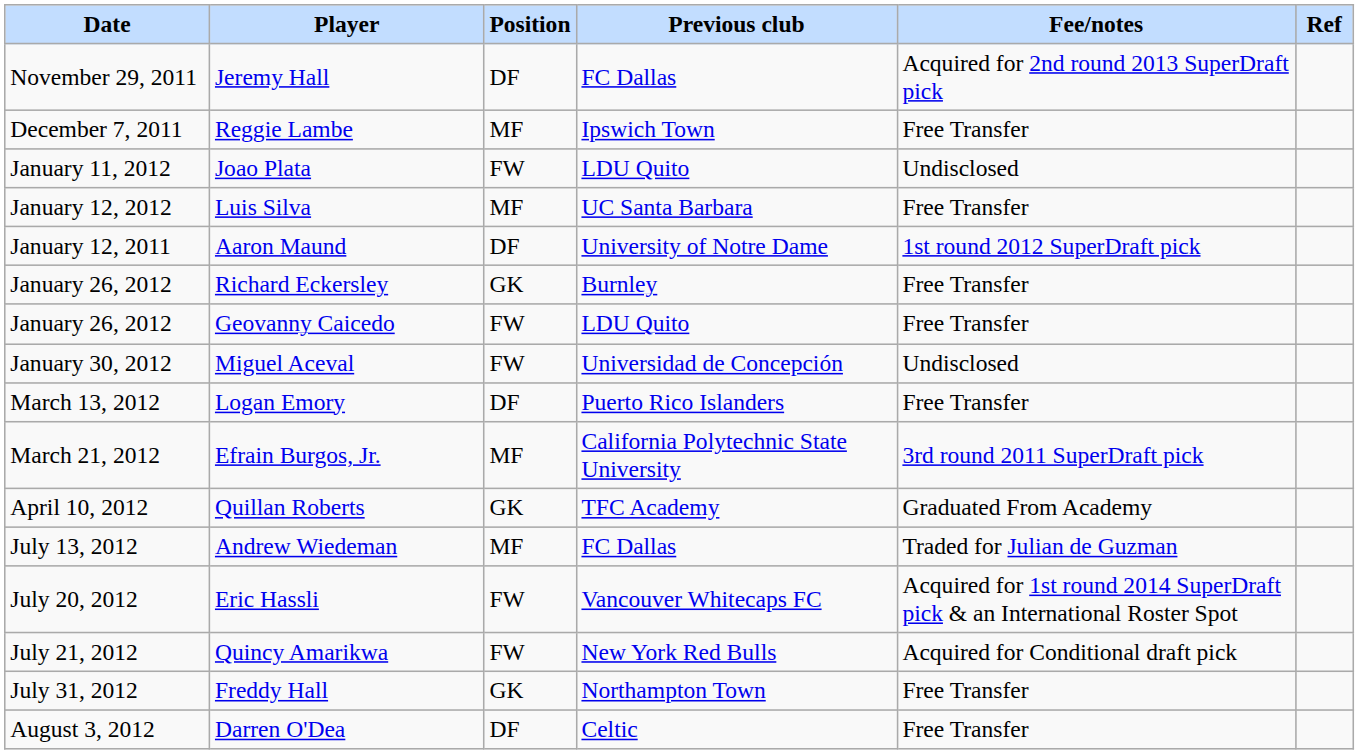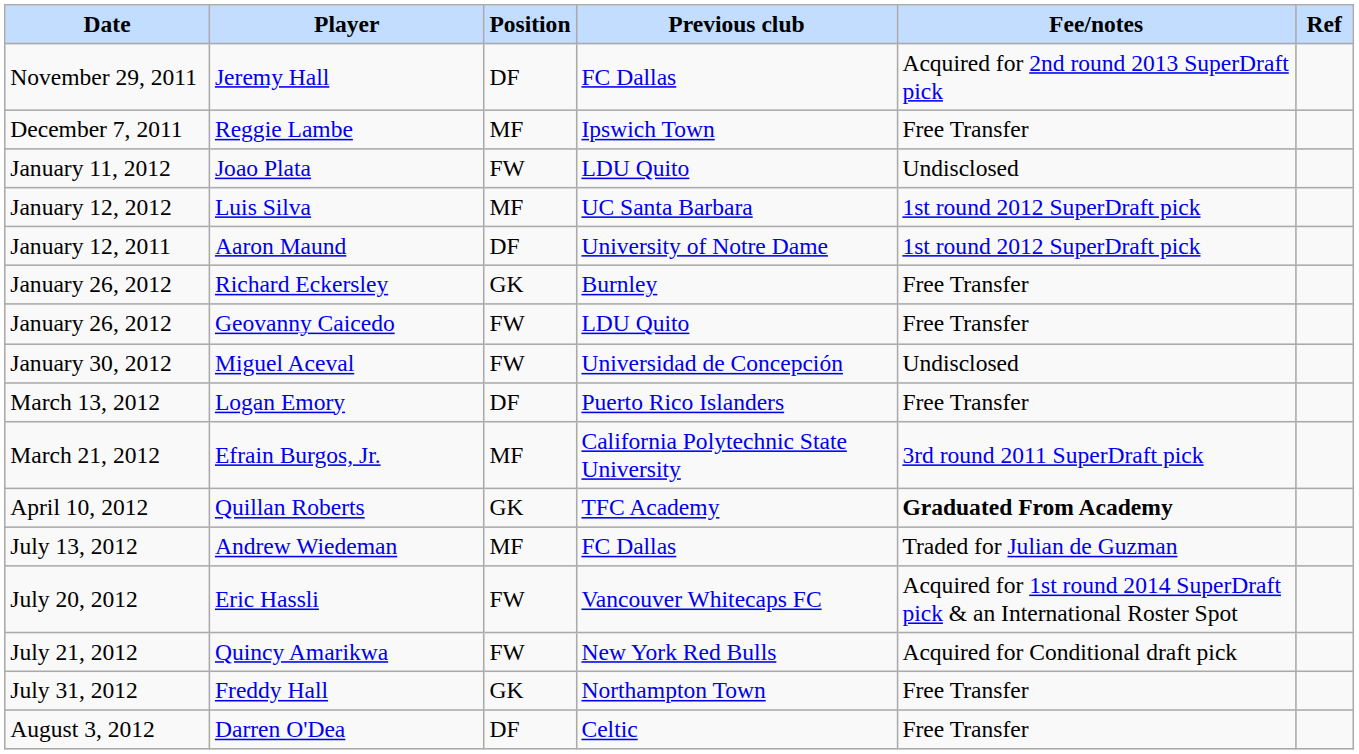(965, 207) Free Transfer -> (1051, 207) 1st round 2012 SuperDraft pick
(1027, 507) normal -> (1038, 507) bold
